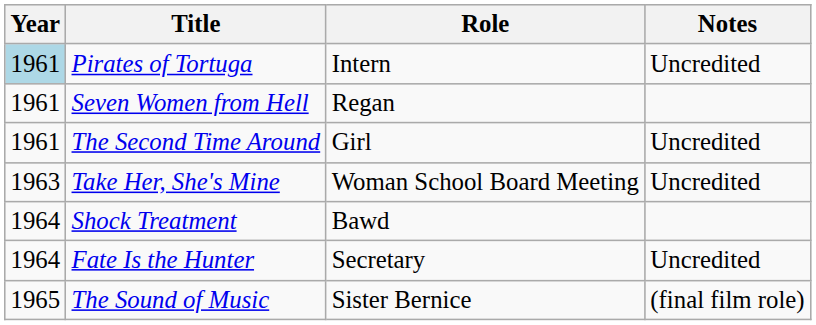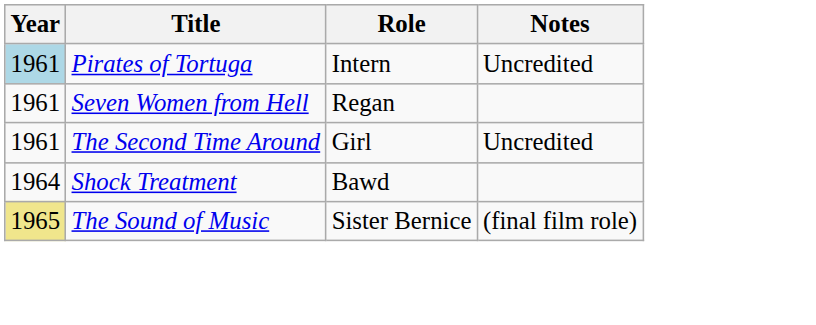- row: (176, 181)
- row: (163, 260)
(35, 299) no background -> (35, 220) khaki background
